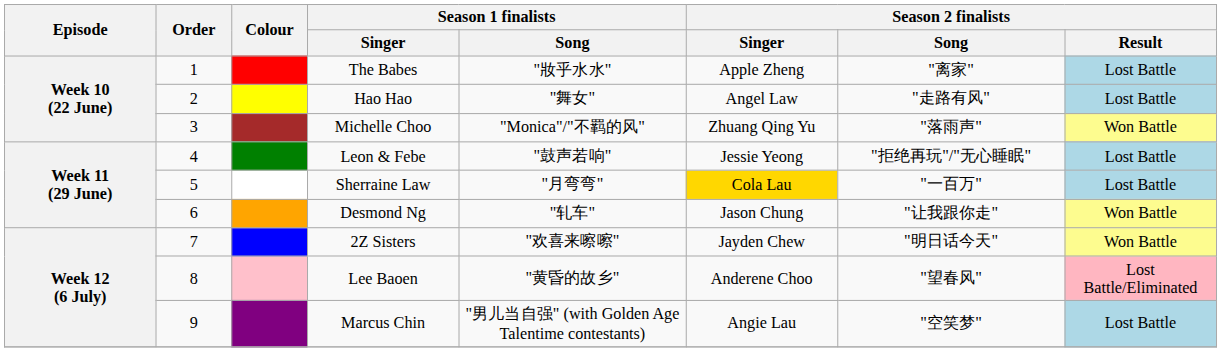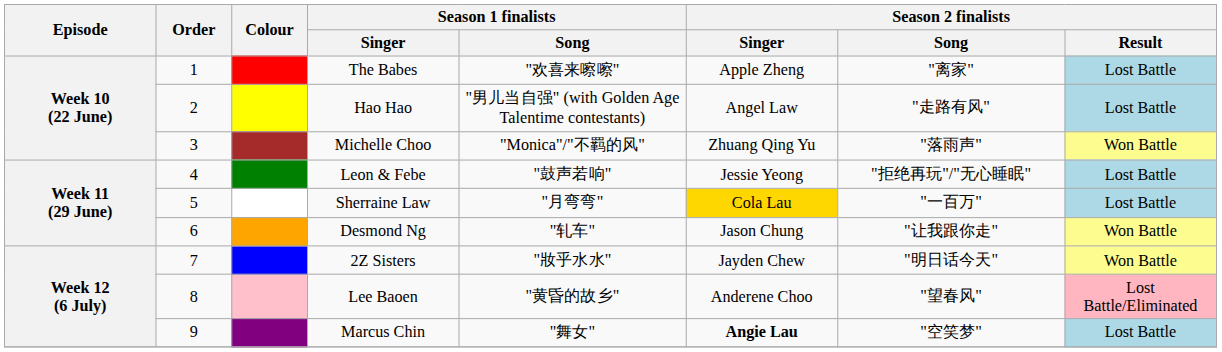(572, 69) "妝乎水水" -> (572, 69) "欢喜来嚓嚓"
(572, 98) "舞女" -> (572, 108) "男儿当自强" (with Golden Age Talentime contestants)
(572, 241) "欢喜来嚓嚓" -> (572, 259) "妝乎水水"
(572, 324) "男儿当自强" (with Golden Age Talentime contestants) -> (572, 332) "舞女"
(762, 323) normal -> (762, 332) bold
